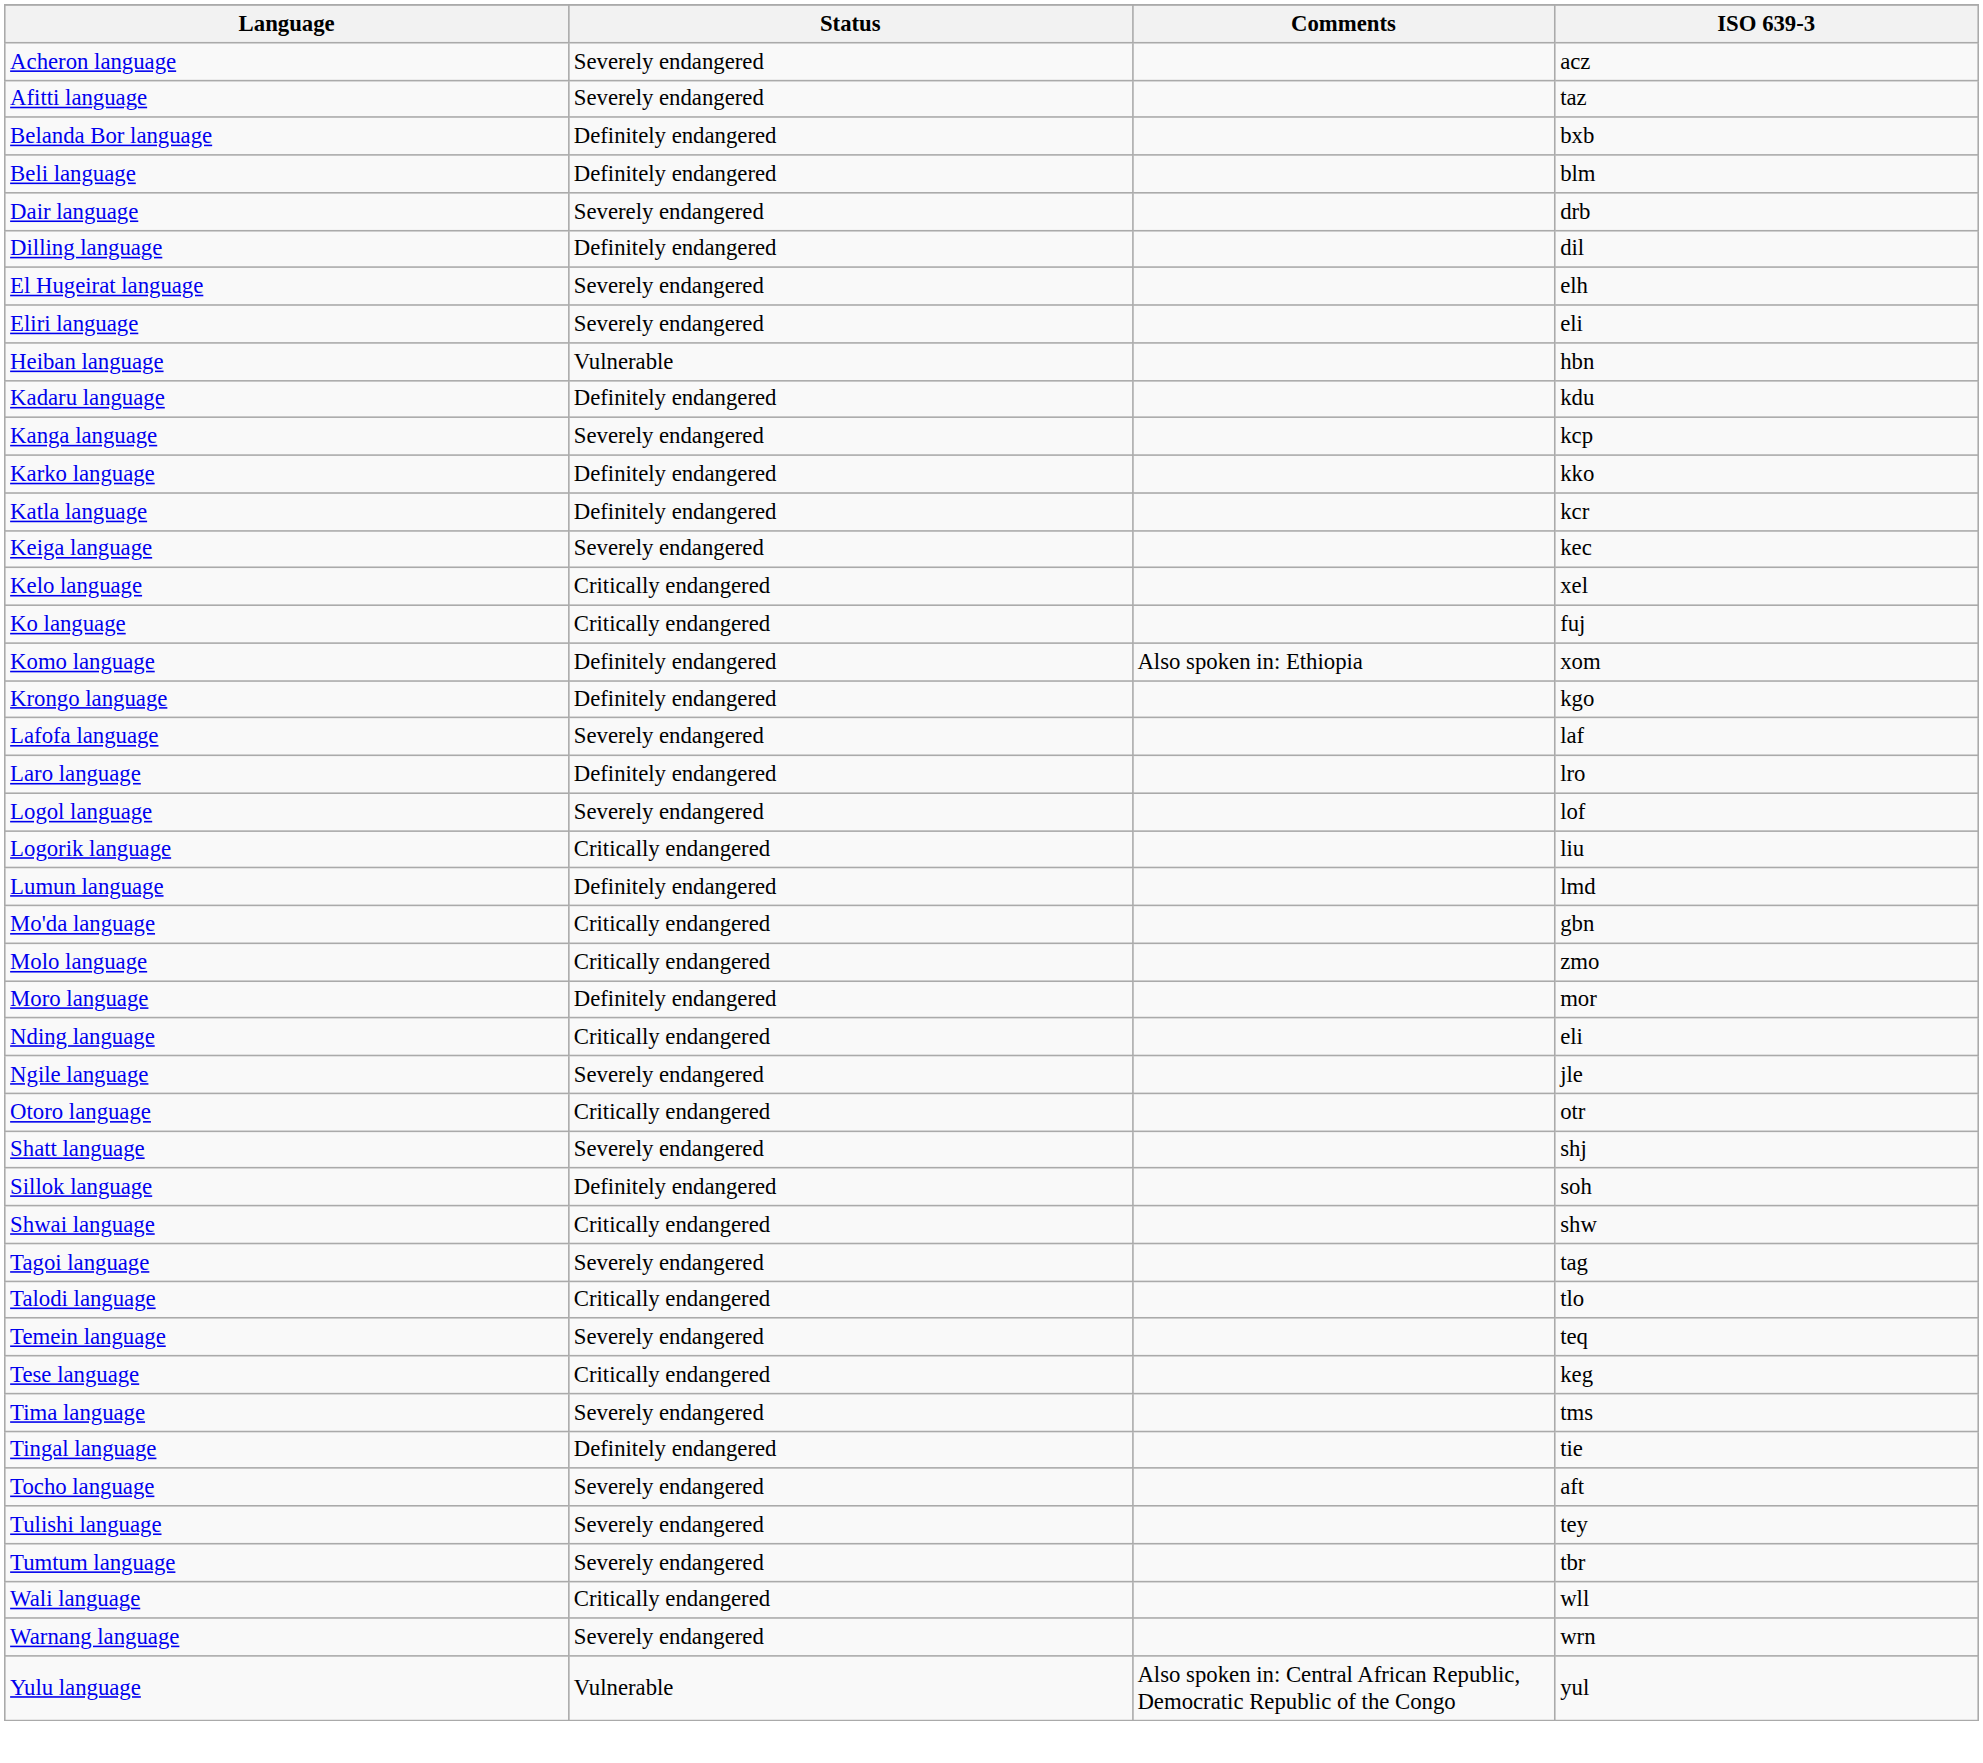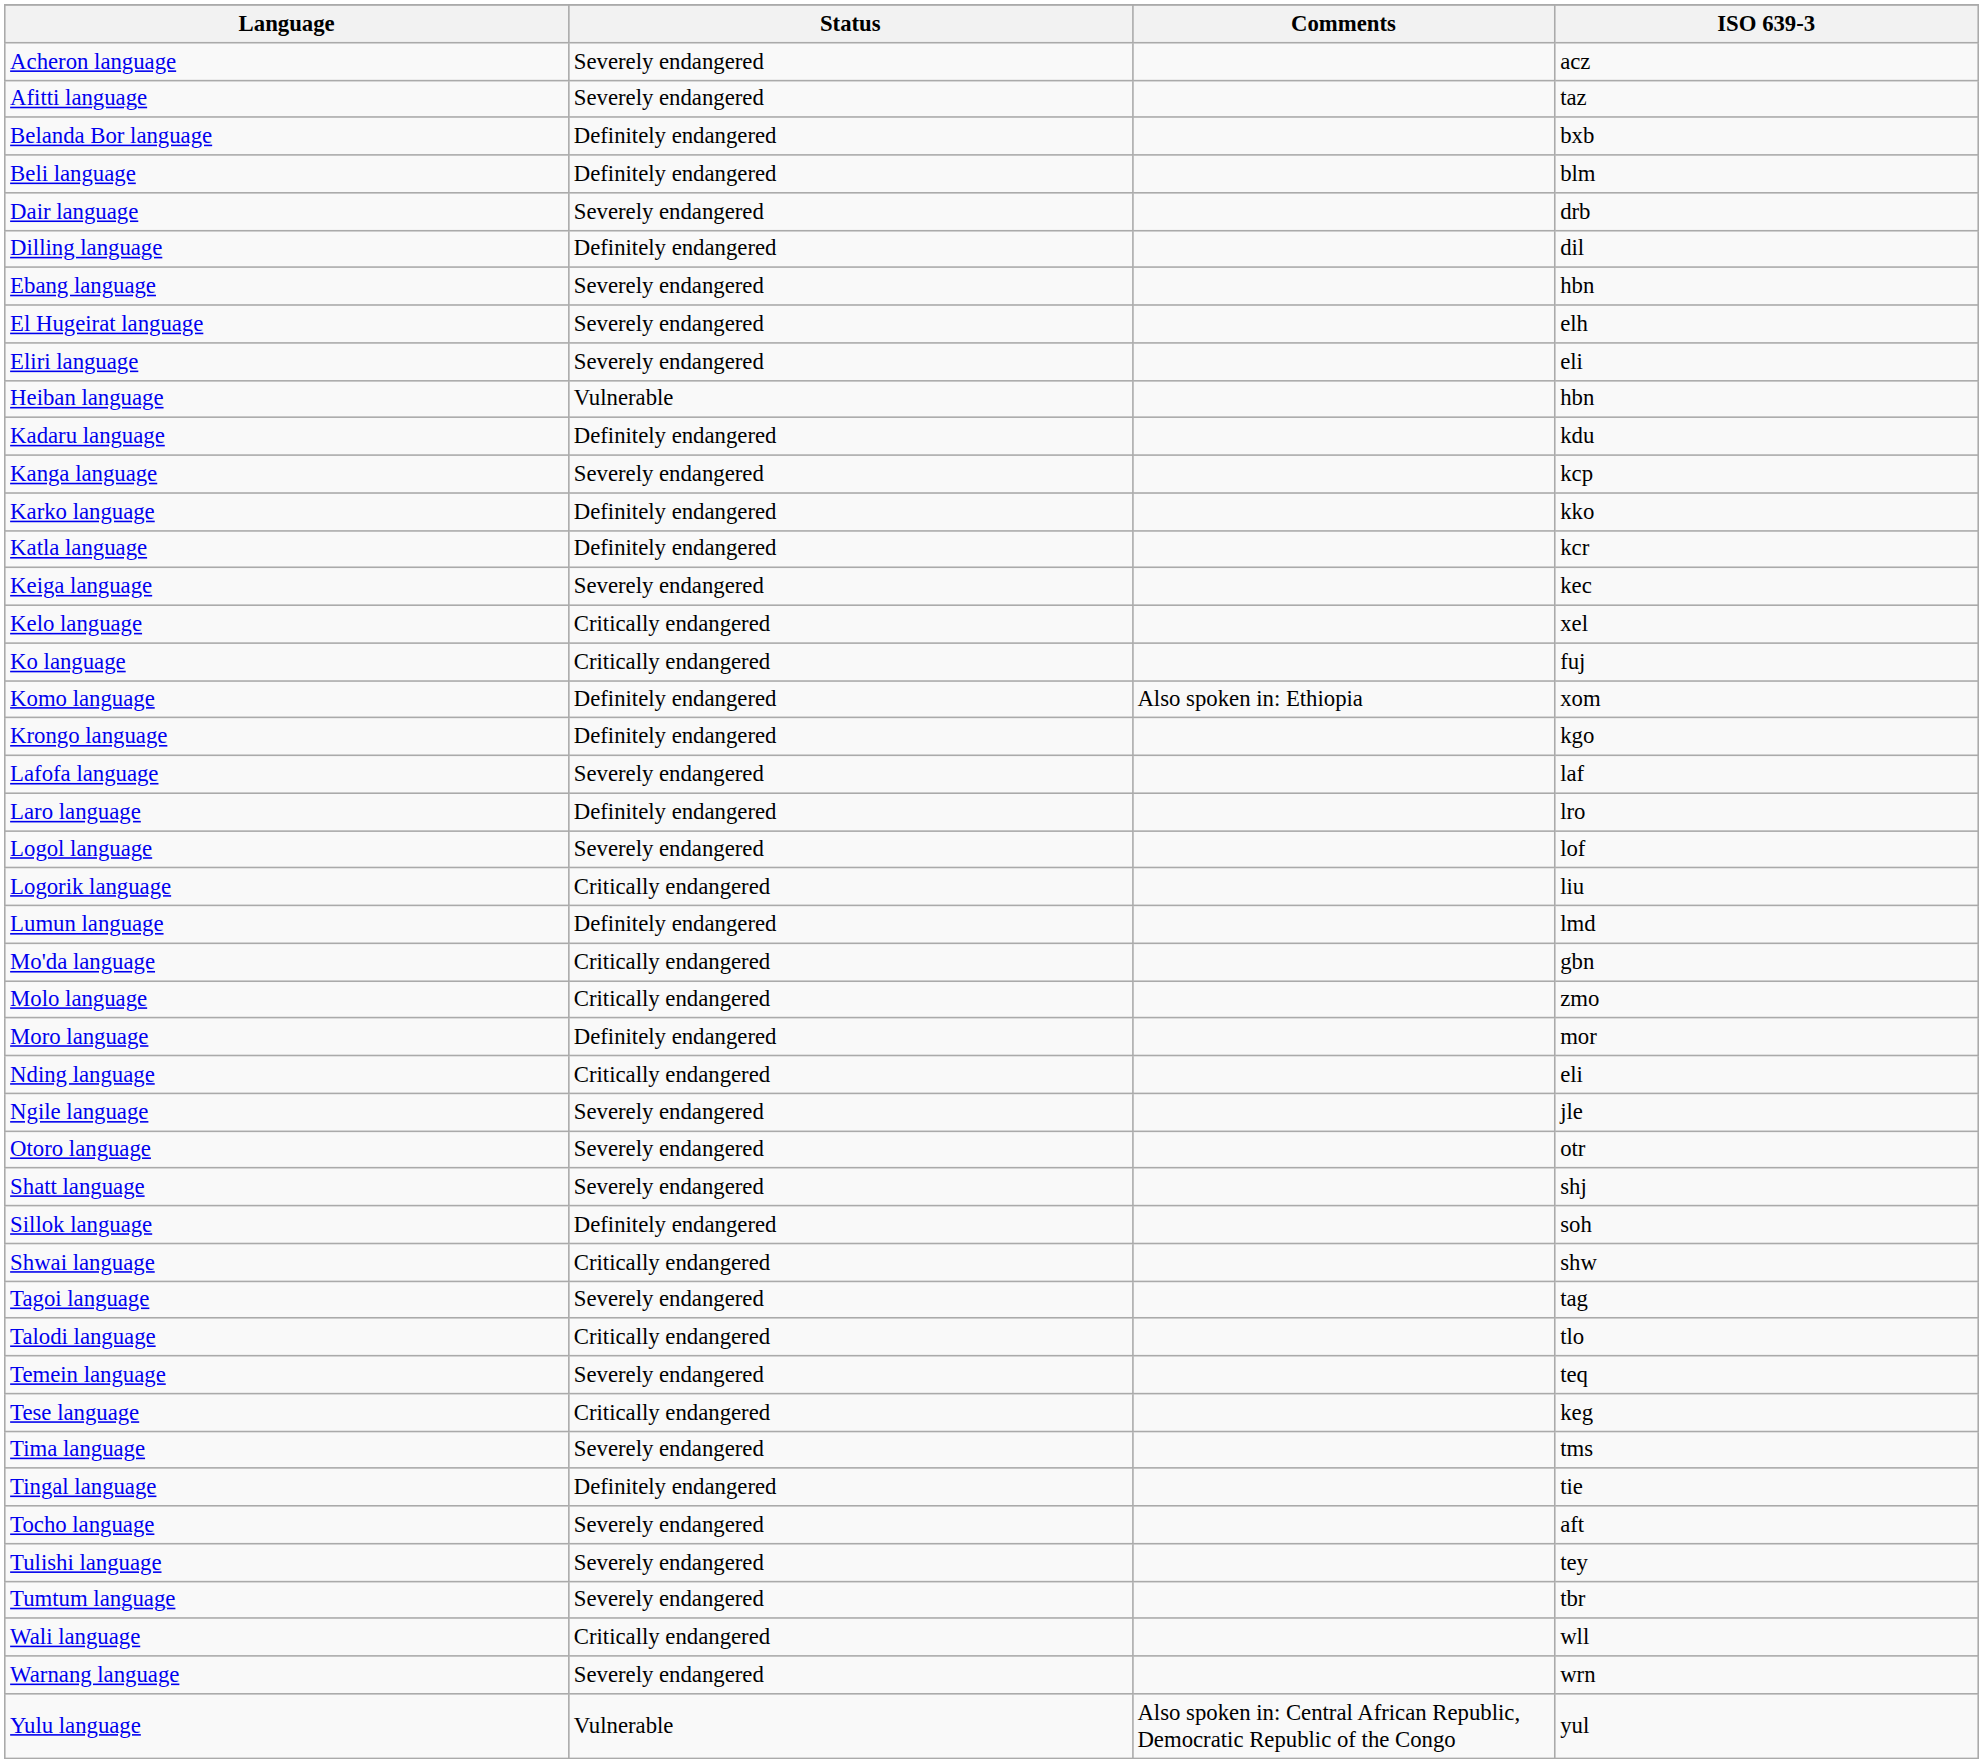+ row: (83, 286)
(672, 1111) Critically endangered -> (669, 1149) Severely endangered
